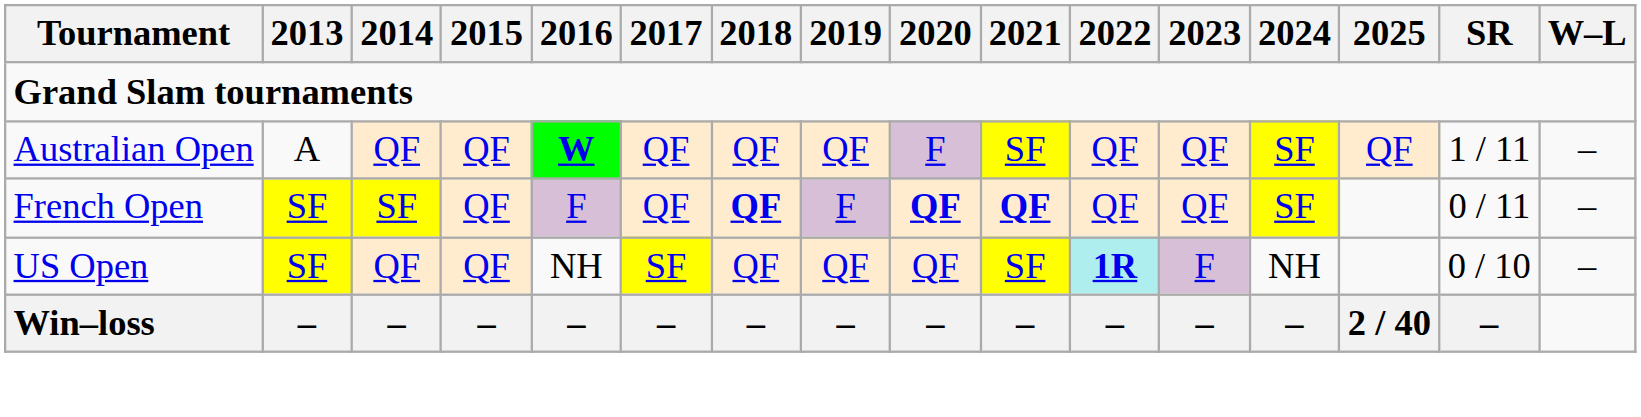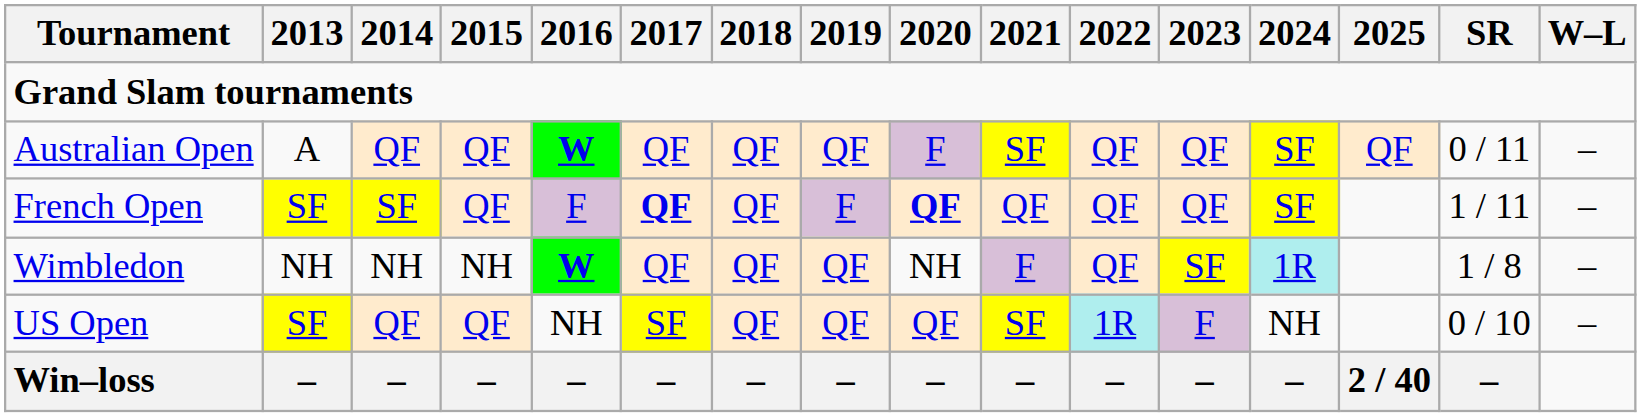(1489, 149) 1 / 11 -> (1489, 149) 0 / 11
(666, 206) normal -> (666, 206) bold
(756, 206) bold -> (756, 206) normal
(1025, 206) bold -> (1025, 206) normal
(1489, 206) 0 / 11 -> (1489, 206) 1 / 11
+ row: (99, 264)
(1115, 264) bold -> (1115, 322) normal
